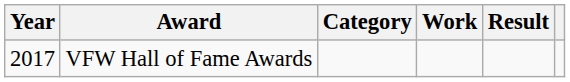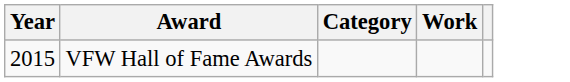- column: (518, 22)
(32, 58) 2017 -> (32, 58) 2015
